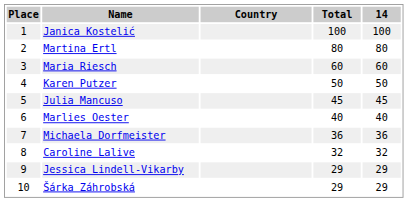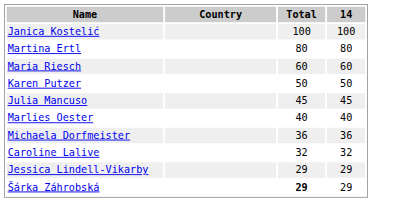- column: (24, 14)
(337, 187) normal -> (302, 187) bold
